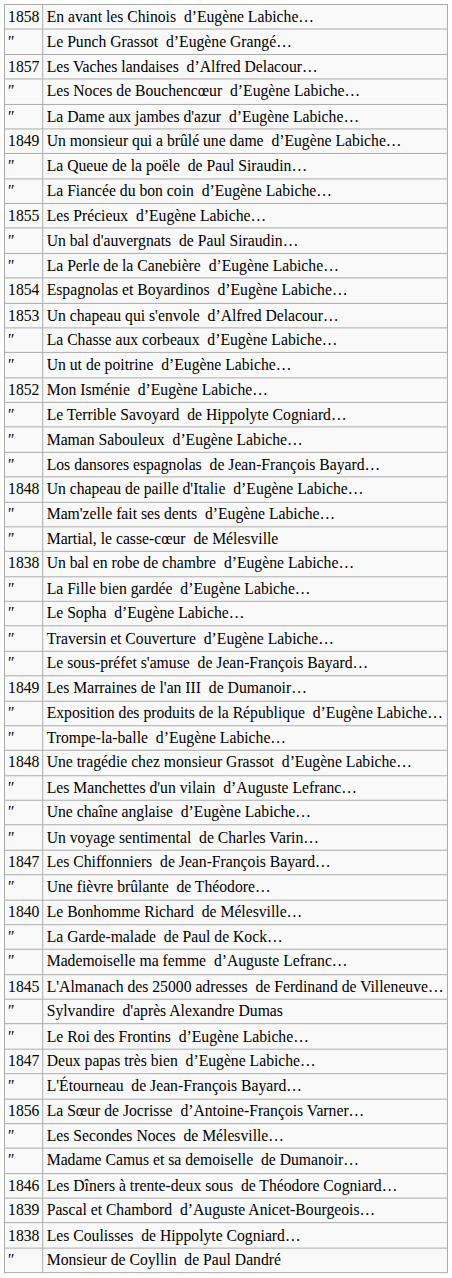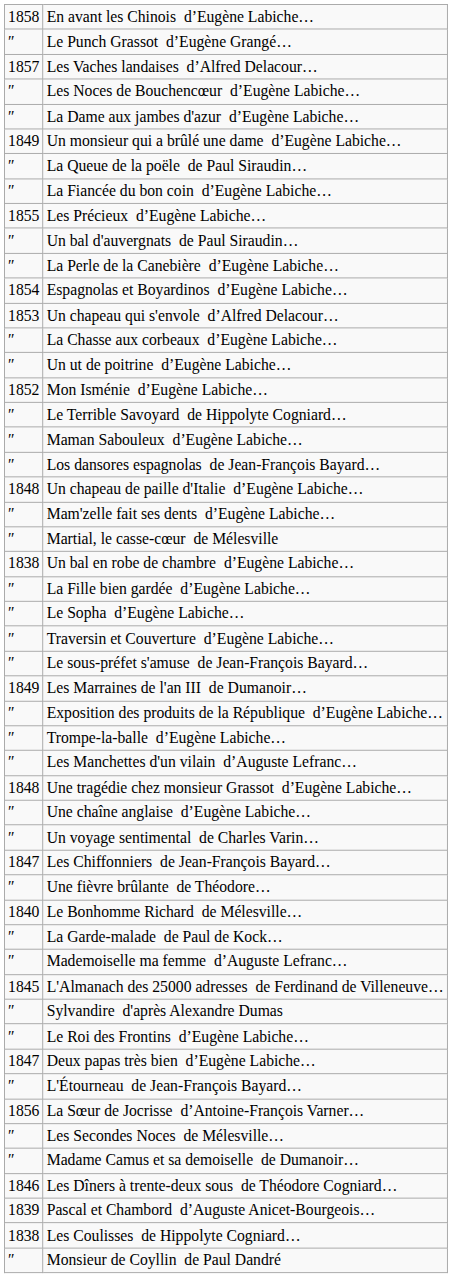rows swapped: (202, 787) <-> (229, 762)
